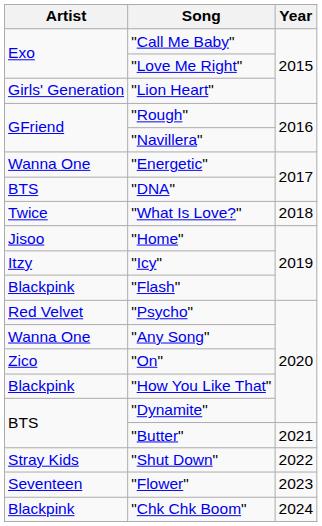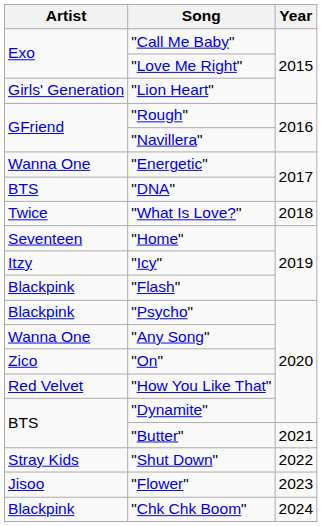(26, 238) Jisoo -> (45, 238) Seventeen
(46, 312) Red Velvet -> (41, 312) Blackpink
(41, 386) Blackpink -> (46, 386) Red Velvet
(45, 484) Seventeen -> (26, 484) Jisoo
